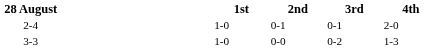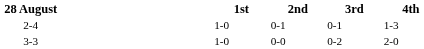(391, 25) 2-0 -> (391, 25) 1-3
(391, 41) 1-3 -> (391, 41) 2-0
